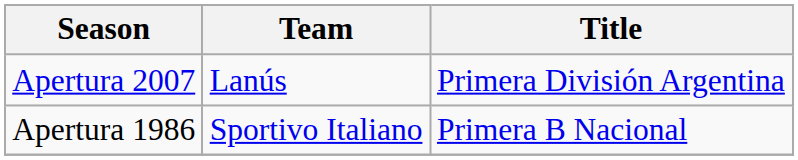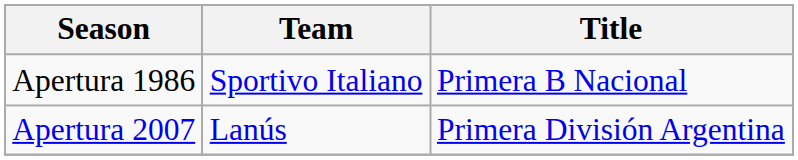rows swapped: (104, 129) <-> (104, 79)
